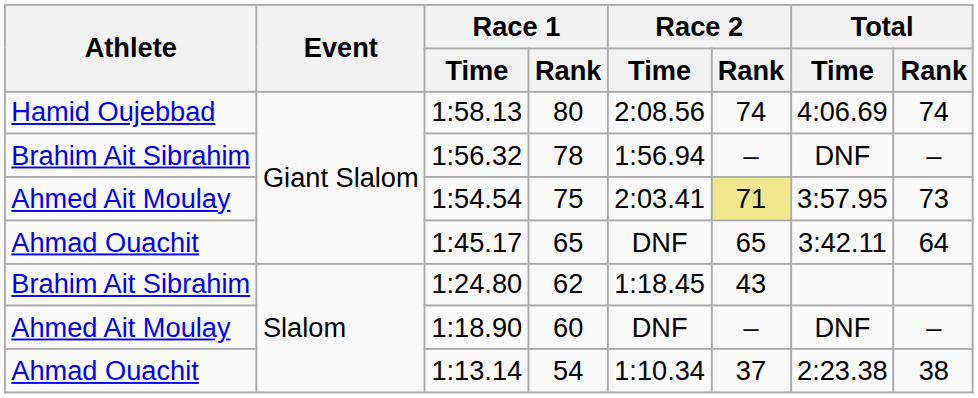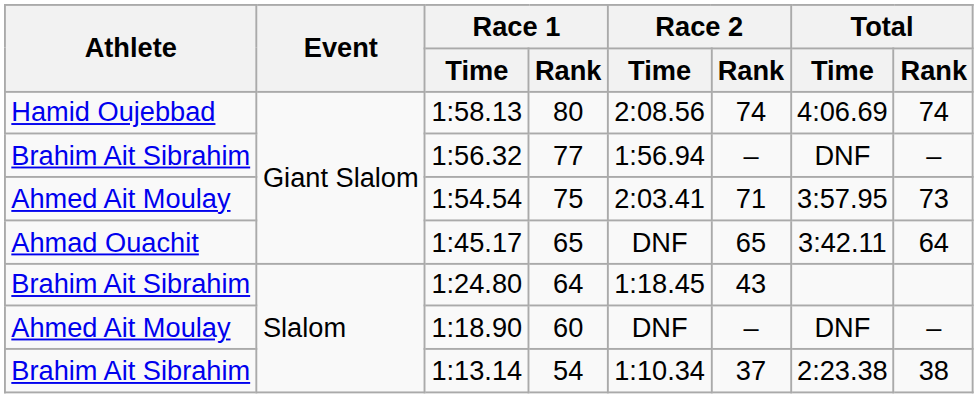(568, 156) 78 -> (568, 156) 77
(751, 199) khaki background -> (751, 199) no background
(568, 285) 62 -> (568, 285) 64
(105, 371) Ahmad Ouachit -> (131, 371) Brahim Ait Sibrahim
